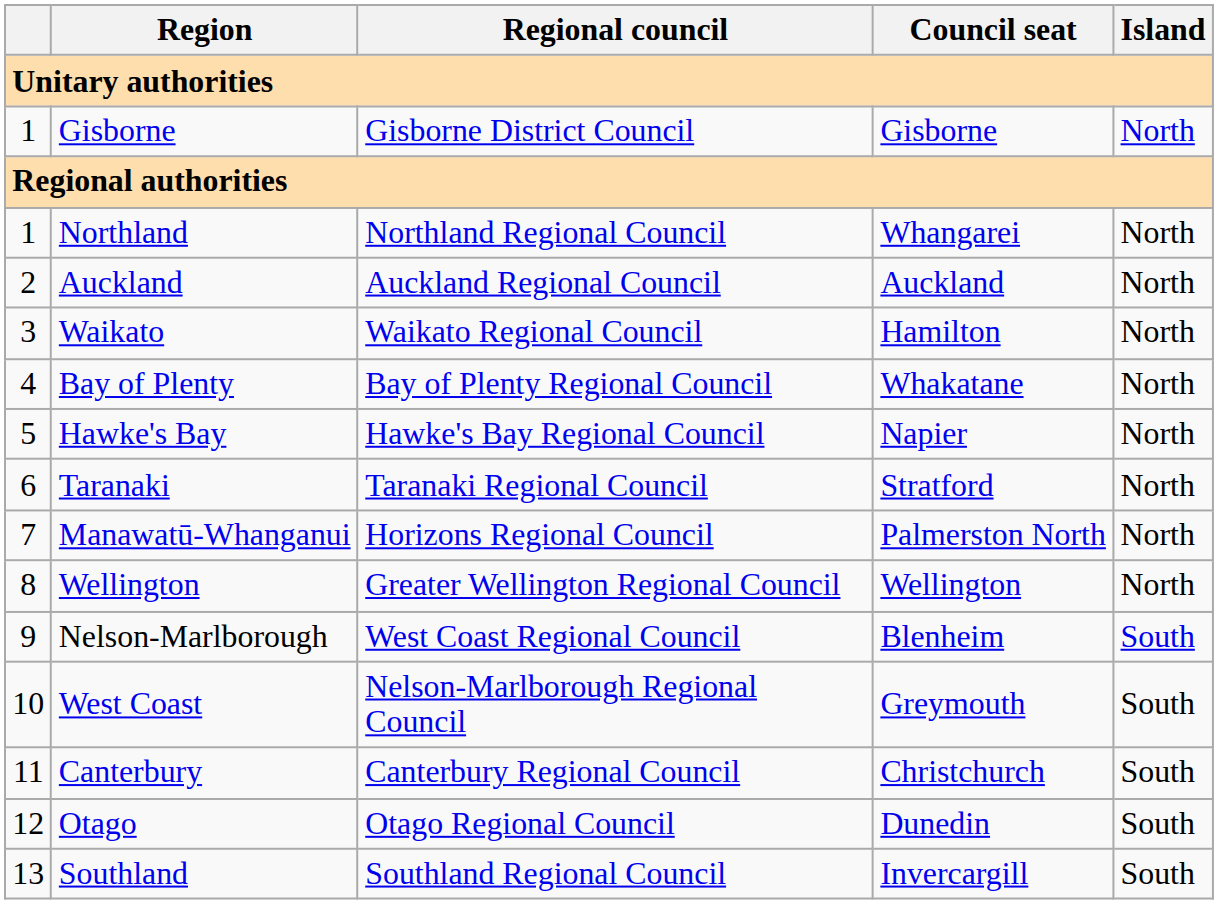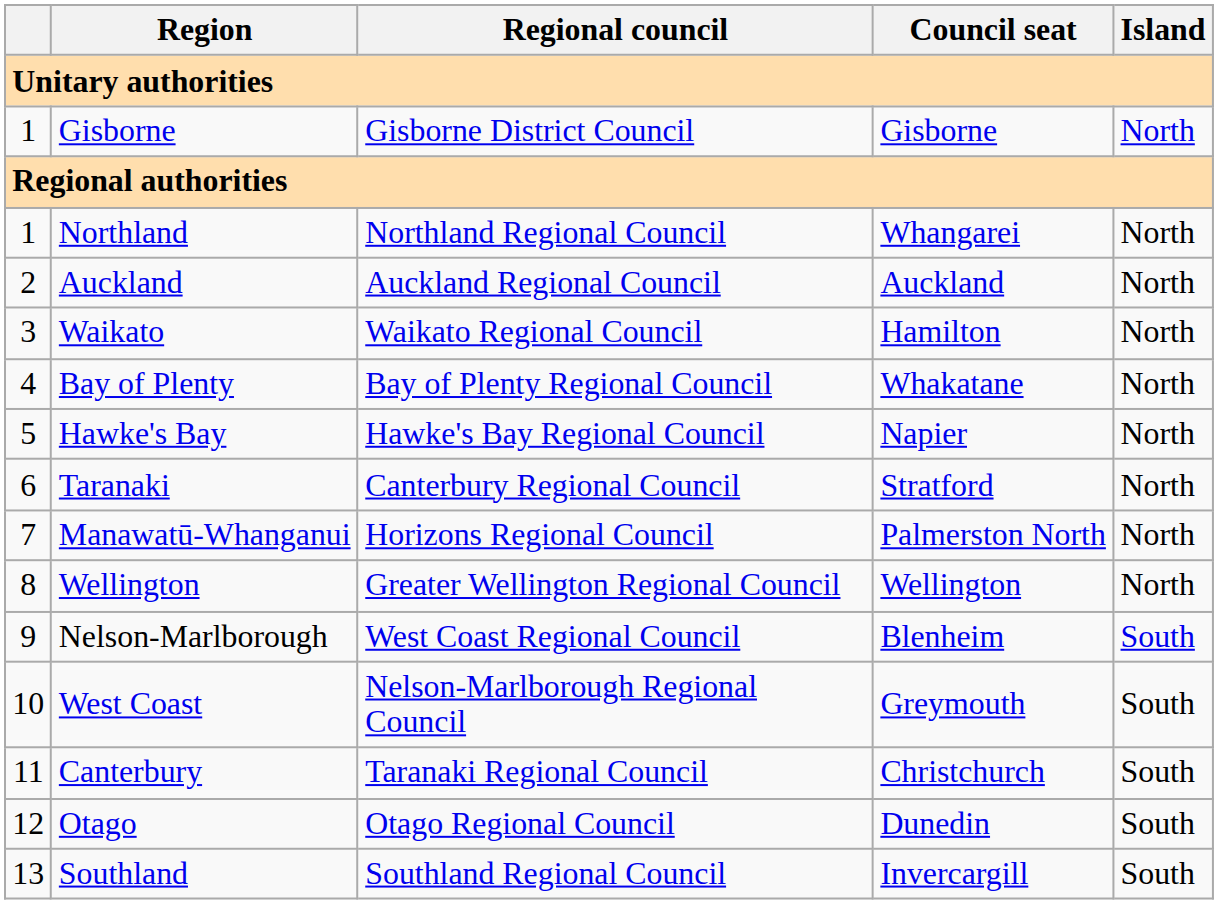(537, 484) Taranaki Regional Council -> (553, 484) Canterbury Regional Council
(553, 772) Canterbury Regional Council -> (537, 772) Taranaki Regional Council
